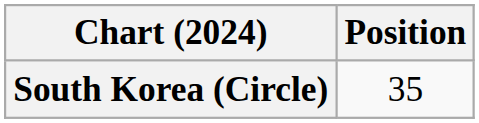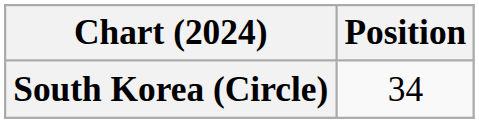(405, 88) 35 -> (405, 88) 34
